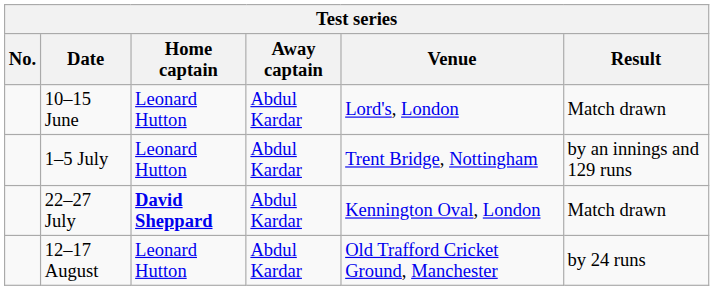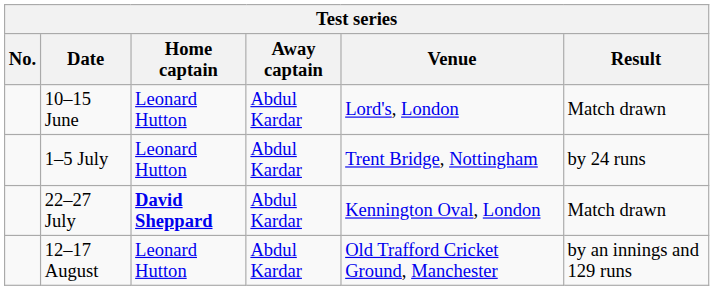(633, 159) by an innings and 129 runs -> (607, 159) by 24 runs
(607, 260) by 24 runs -> (633, 260) by an innings and 129 runs
